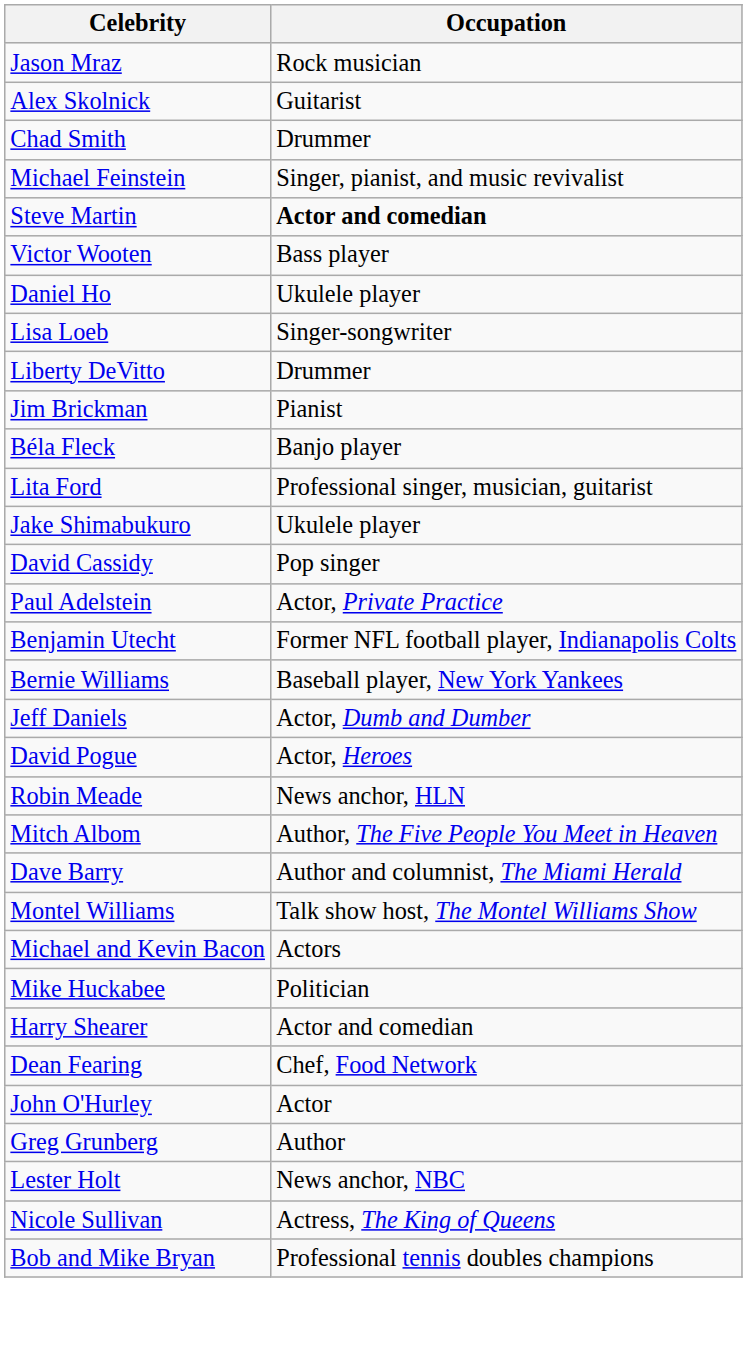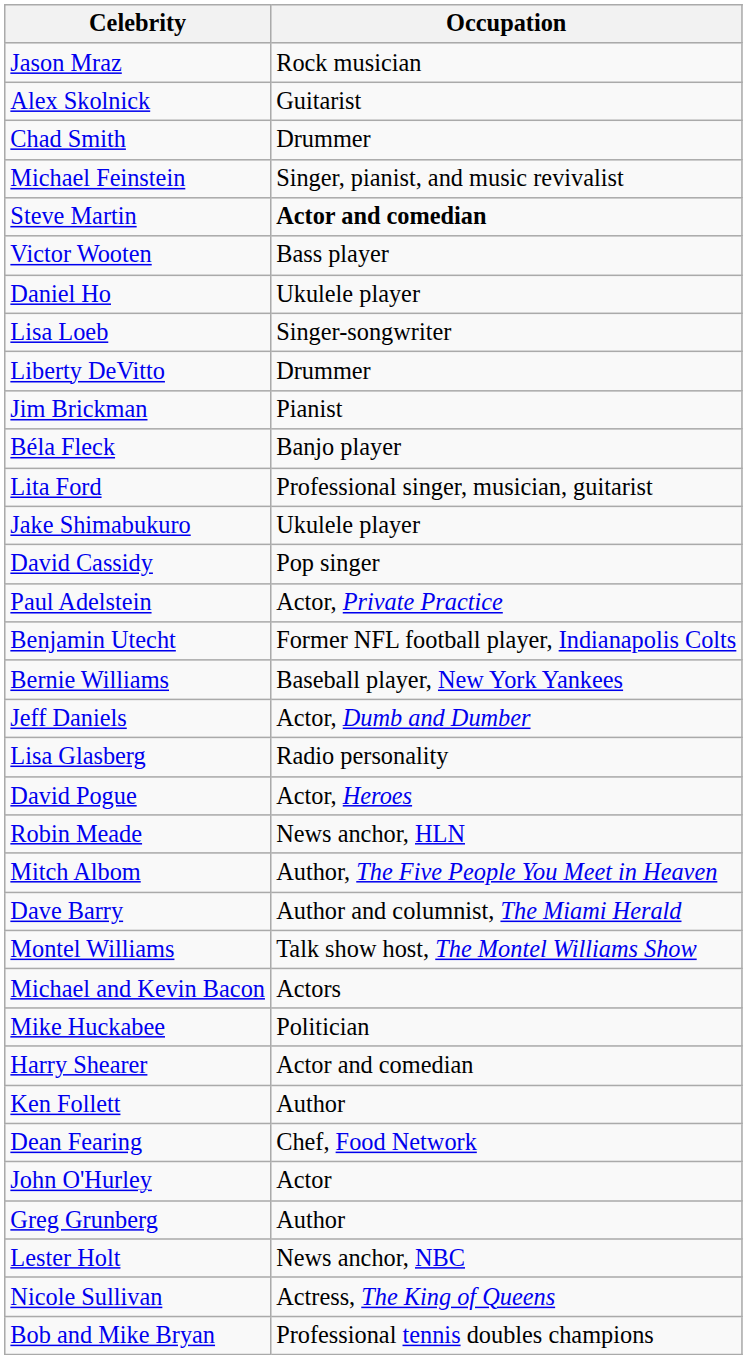+ row: (78, 756)
+ row: (65, 1103)
